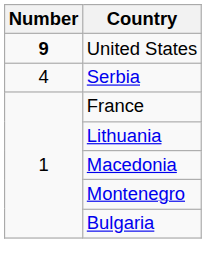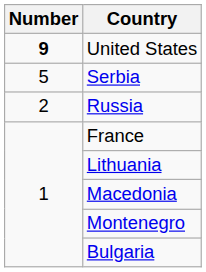(44, 77) 4 -> (44, 77) 5
+ row: (115, 106)
